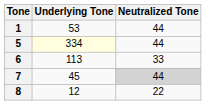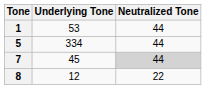(74, 44) lightyellow background -> (74, 44) no background
- row: (18, 60)
